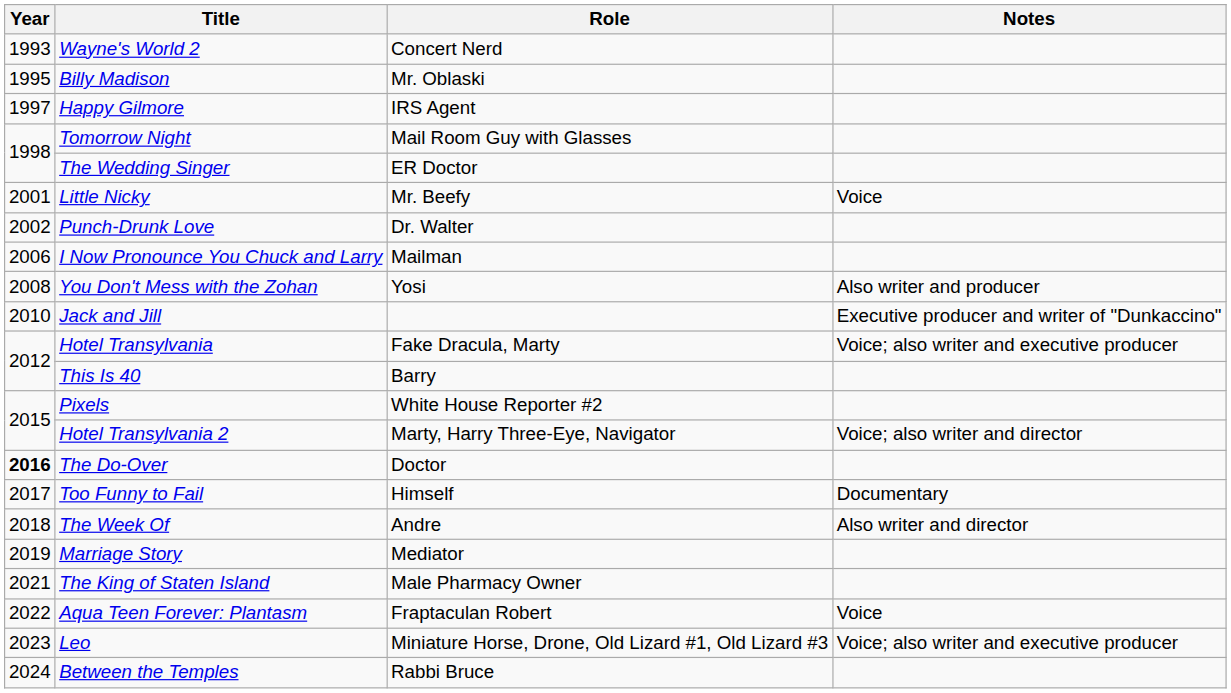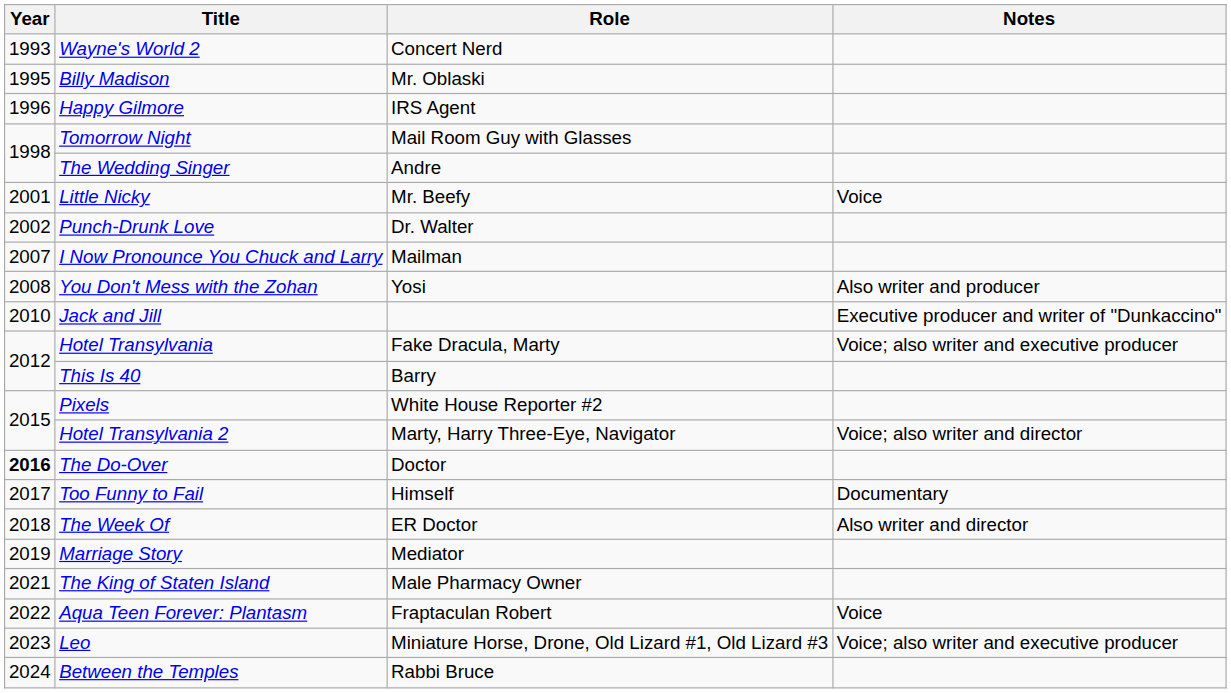(30, 108) 1997 -> (30, 108) 1996
(434, 167) ER Doctor -> (416, 167) Andre
(30, 256) 2006 -> (30, 256) 2007
(416, 524) Andre -> (434, 524) ER Doctor
